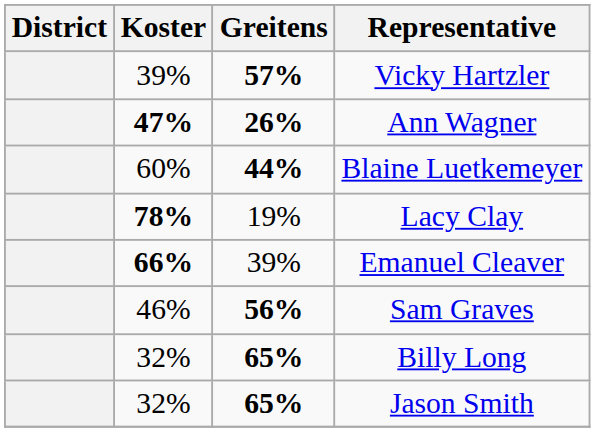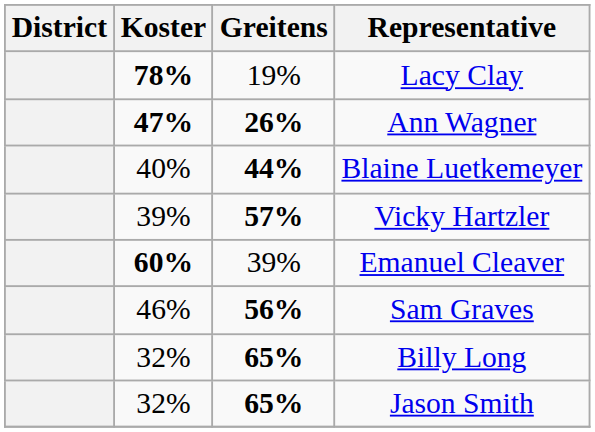rows swapped: (462, 215) <-> (462, 74)
(163, 168) 60% -> (163, 168) 40%
(163, 262) 66% -> (163, 262) 60%
